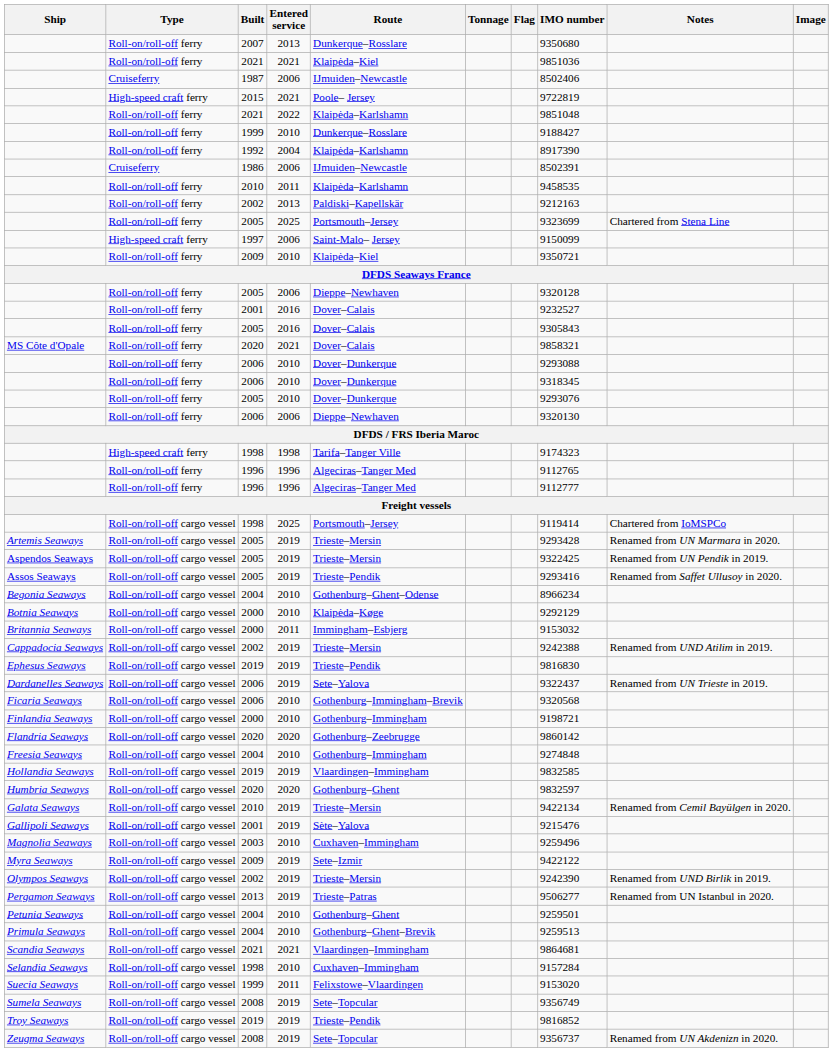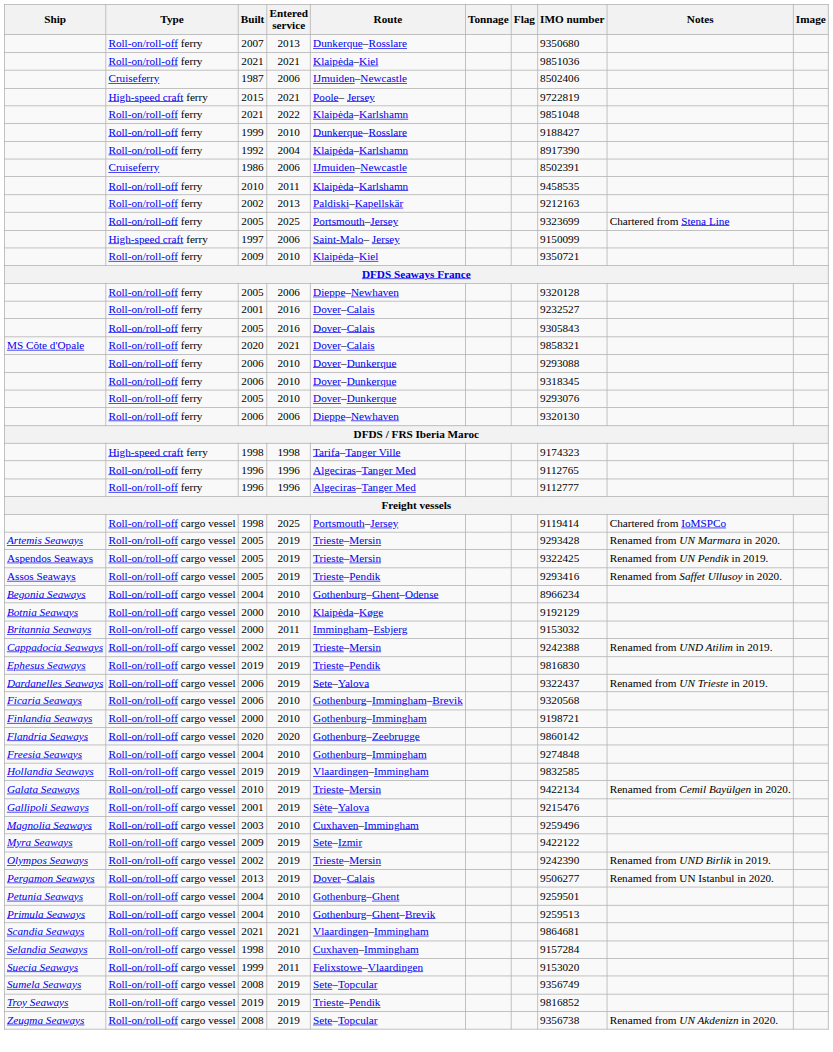(560, 612) 9292129 -> (560, 612) 9192129
- row: (48, 789)
(345, 896) Trieste–Patras -> (344, 878) Dover–Calais
(560, 1038) 9356737 -> (560, 1020) 9356738
